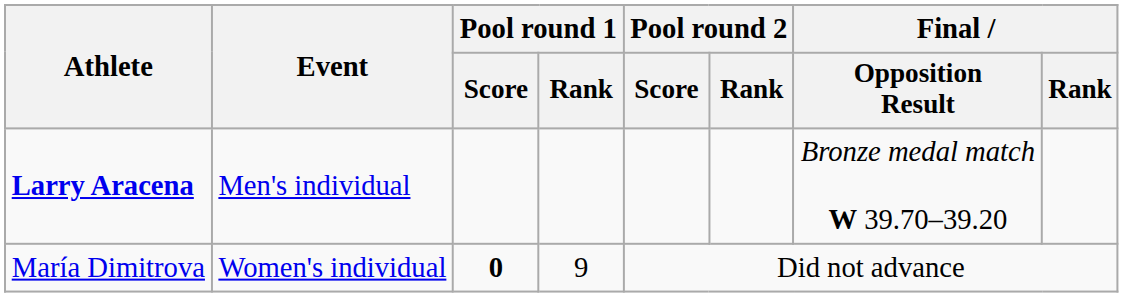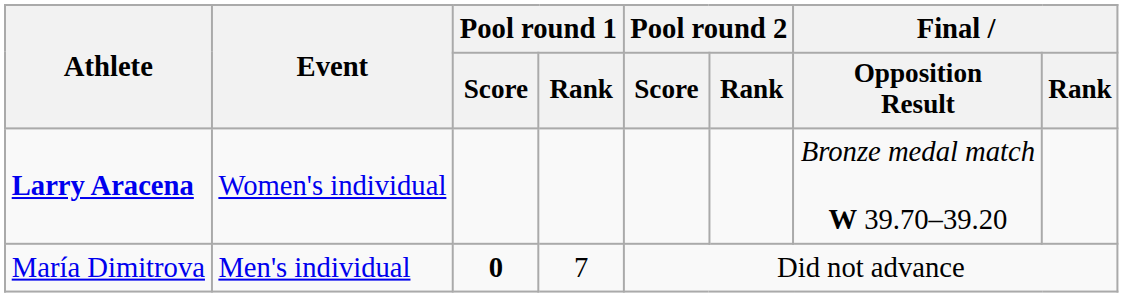(314, 186) Men's individual -> (332, 186) Women's individual
(332, 267) Women's individual -> (314, 267) Men's individual
(581, 267) 9 -> (581, 267) 7
